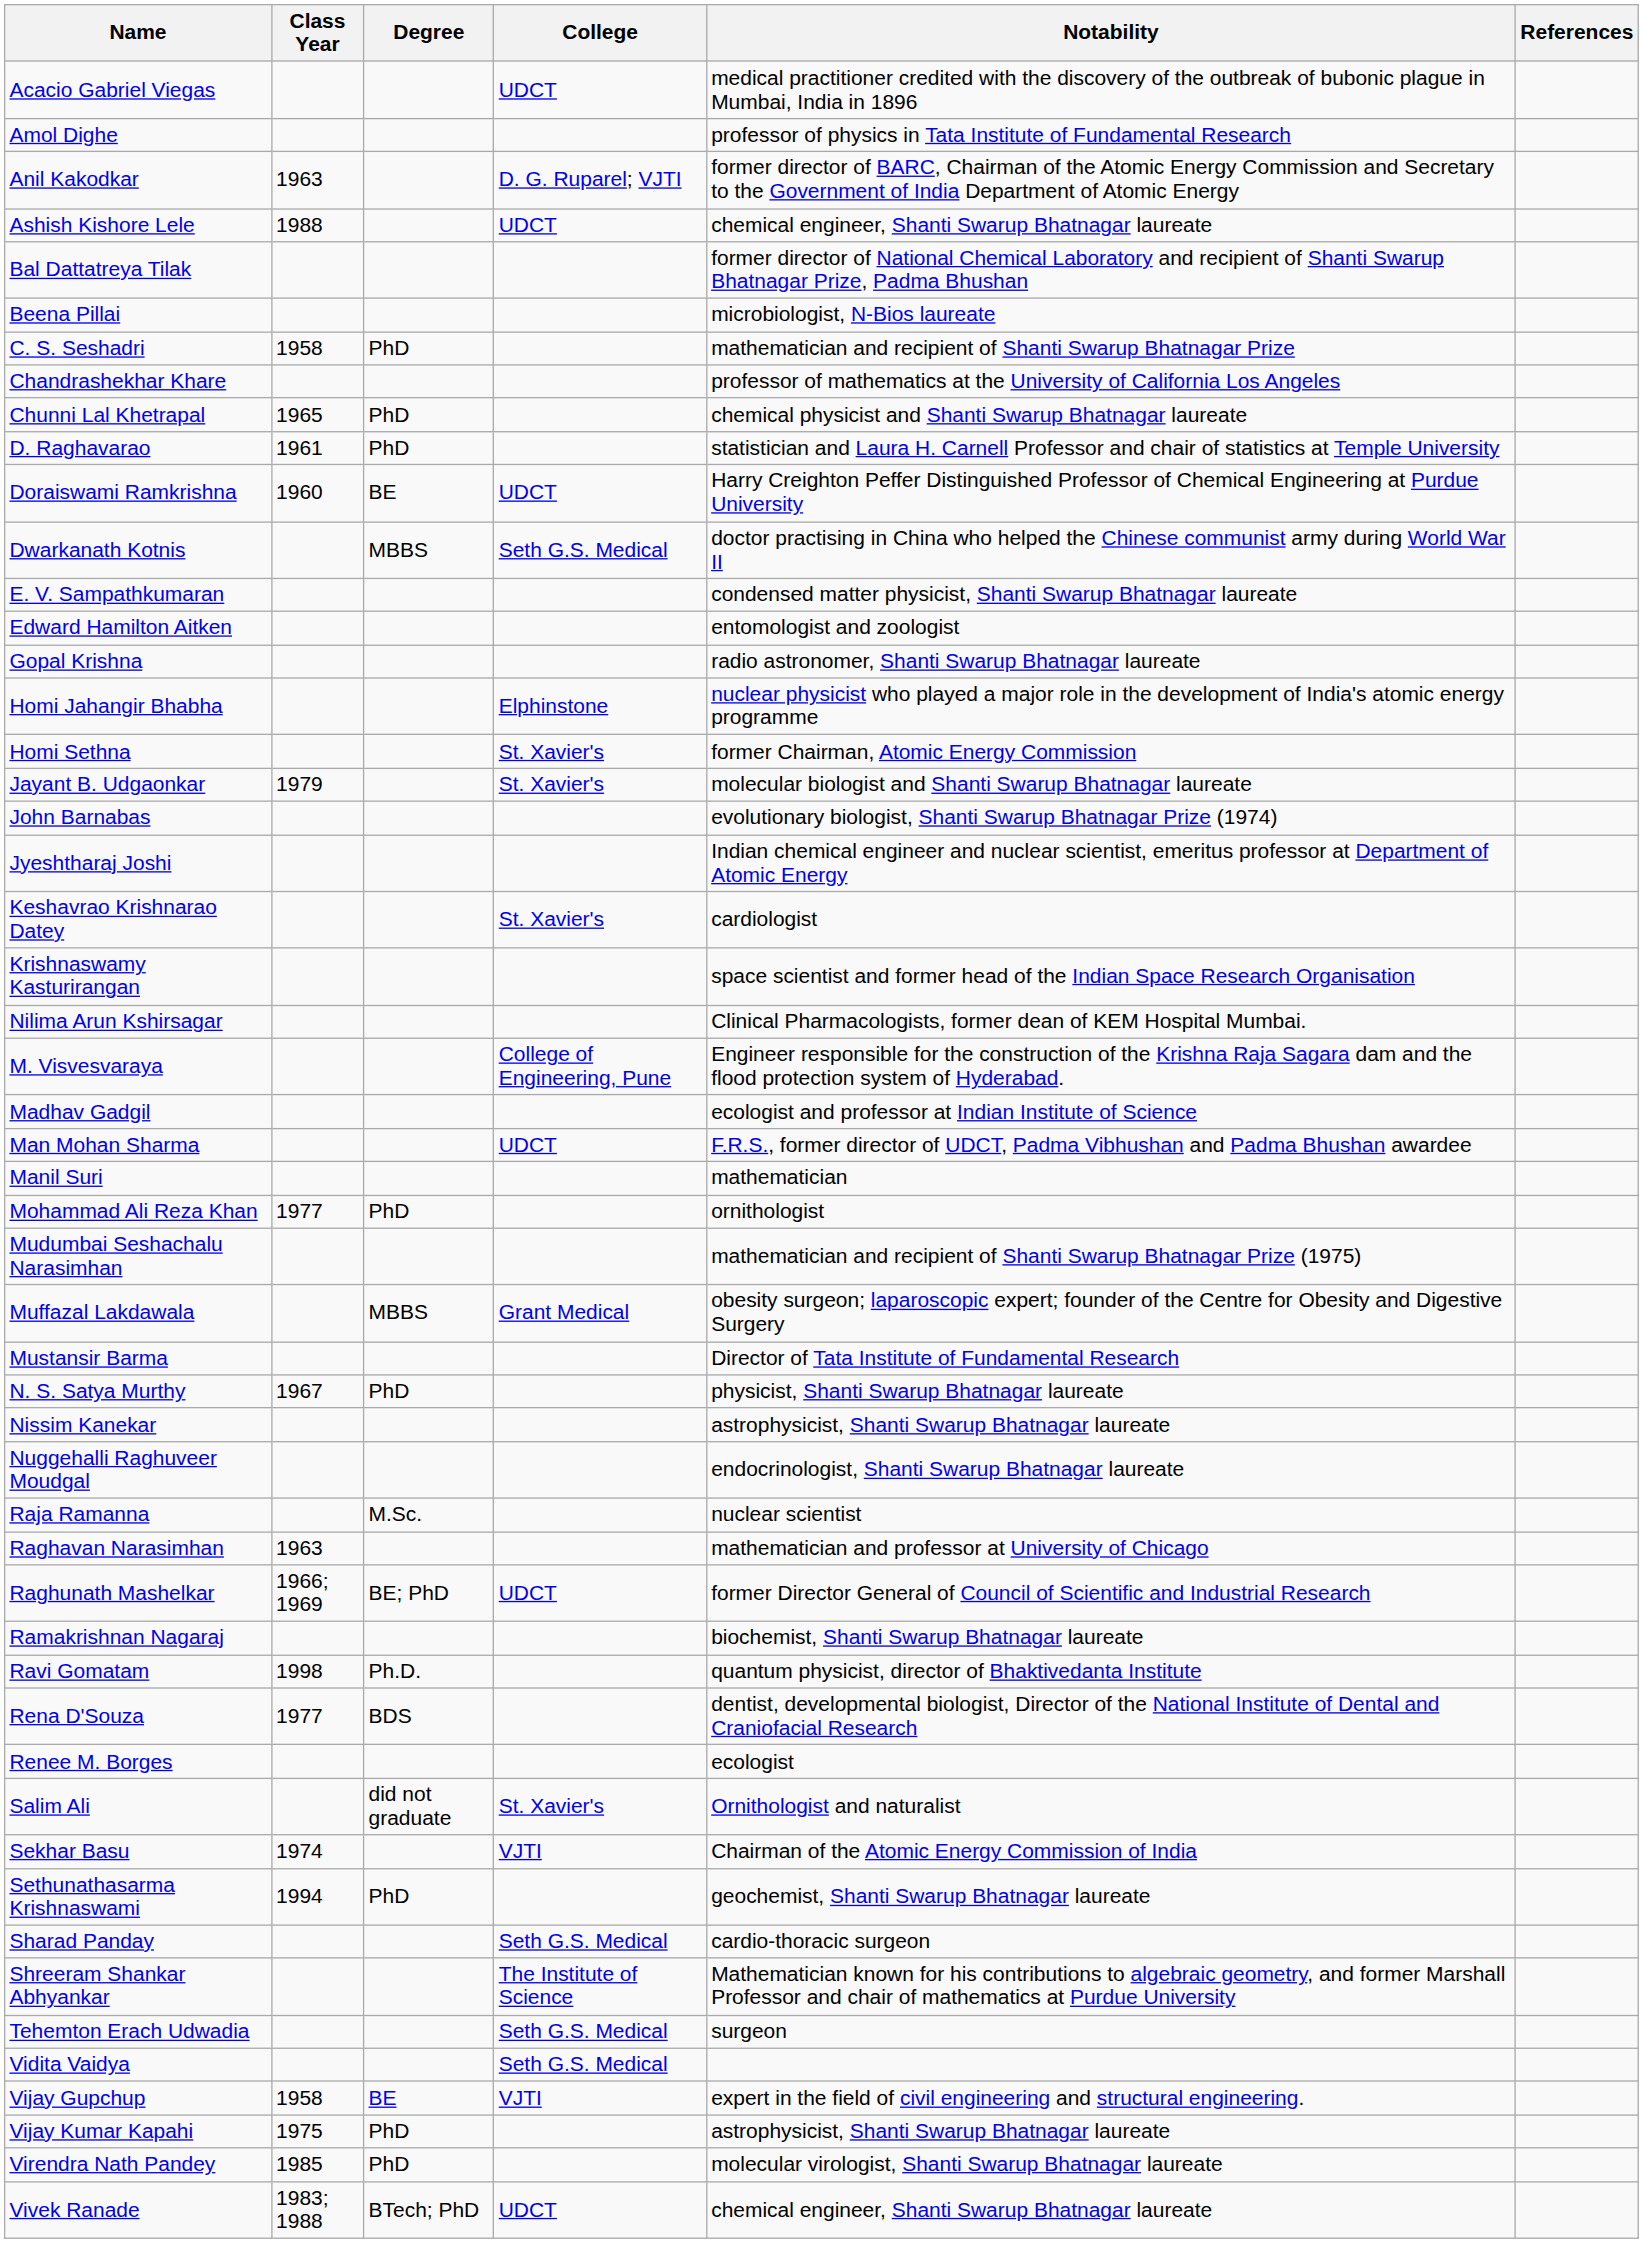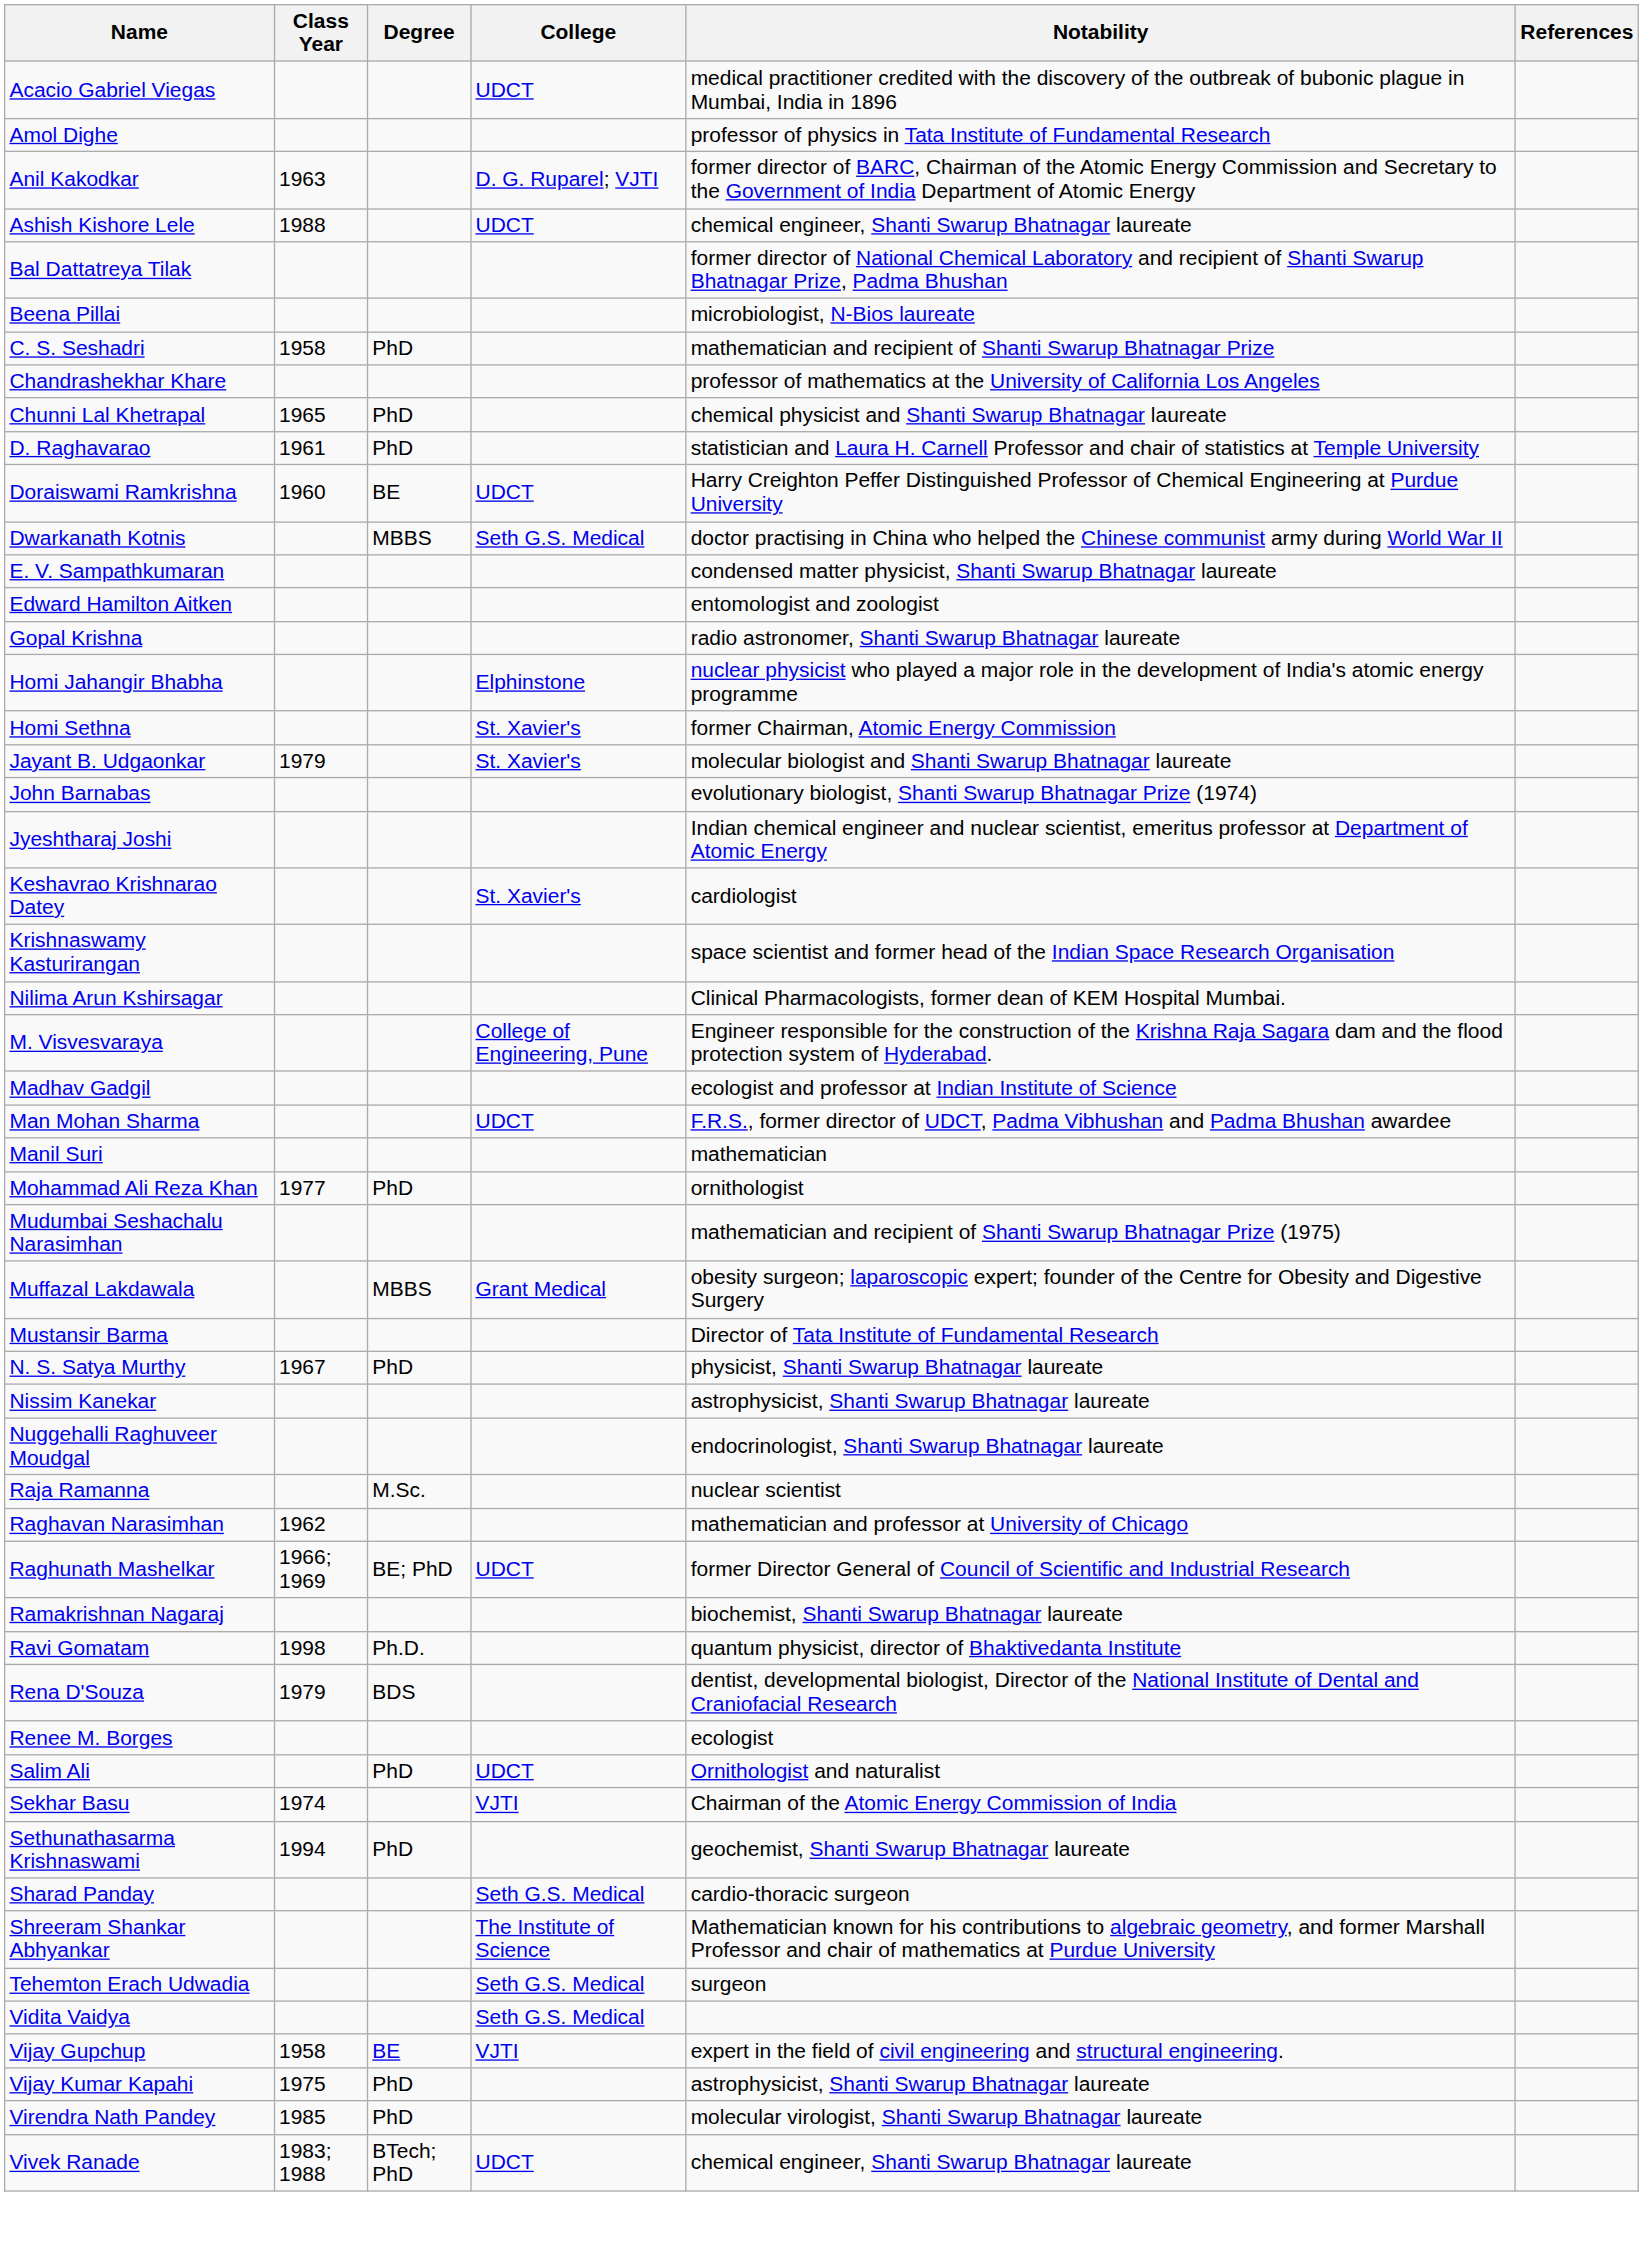(299, 1547) 1963 -> (302, 1524) 1962
(299, 1716) 1977 -> (302, 1692) 1979
(410, 1806) did not graduate -> (393, 1770) PhD
(551, 1806) St. Xavier's -> (505, 1770) UDCT
